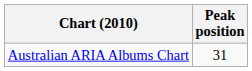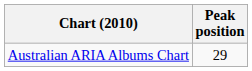(220, 54) 31 -> (220, 54) 29
